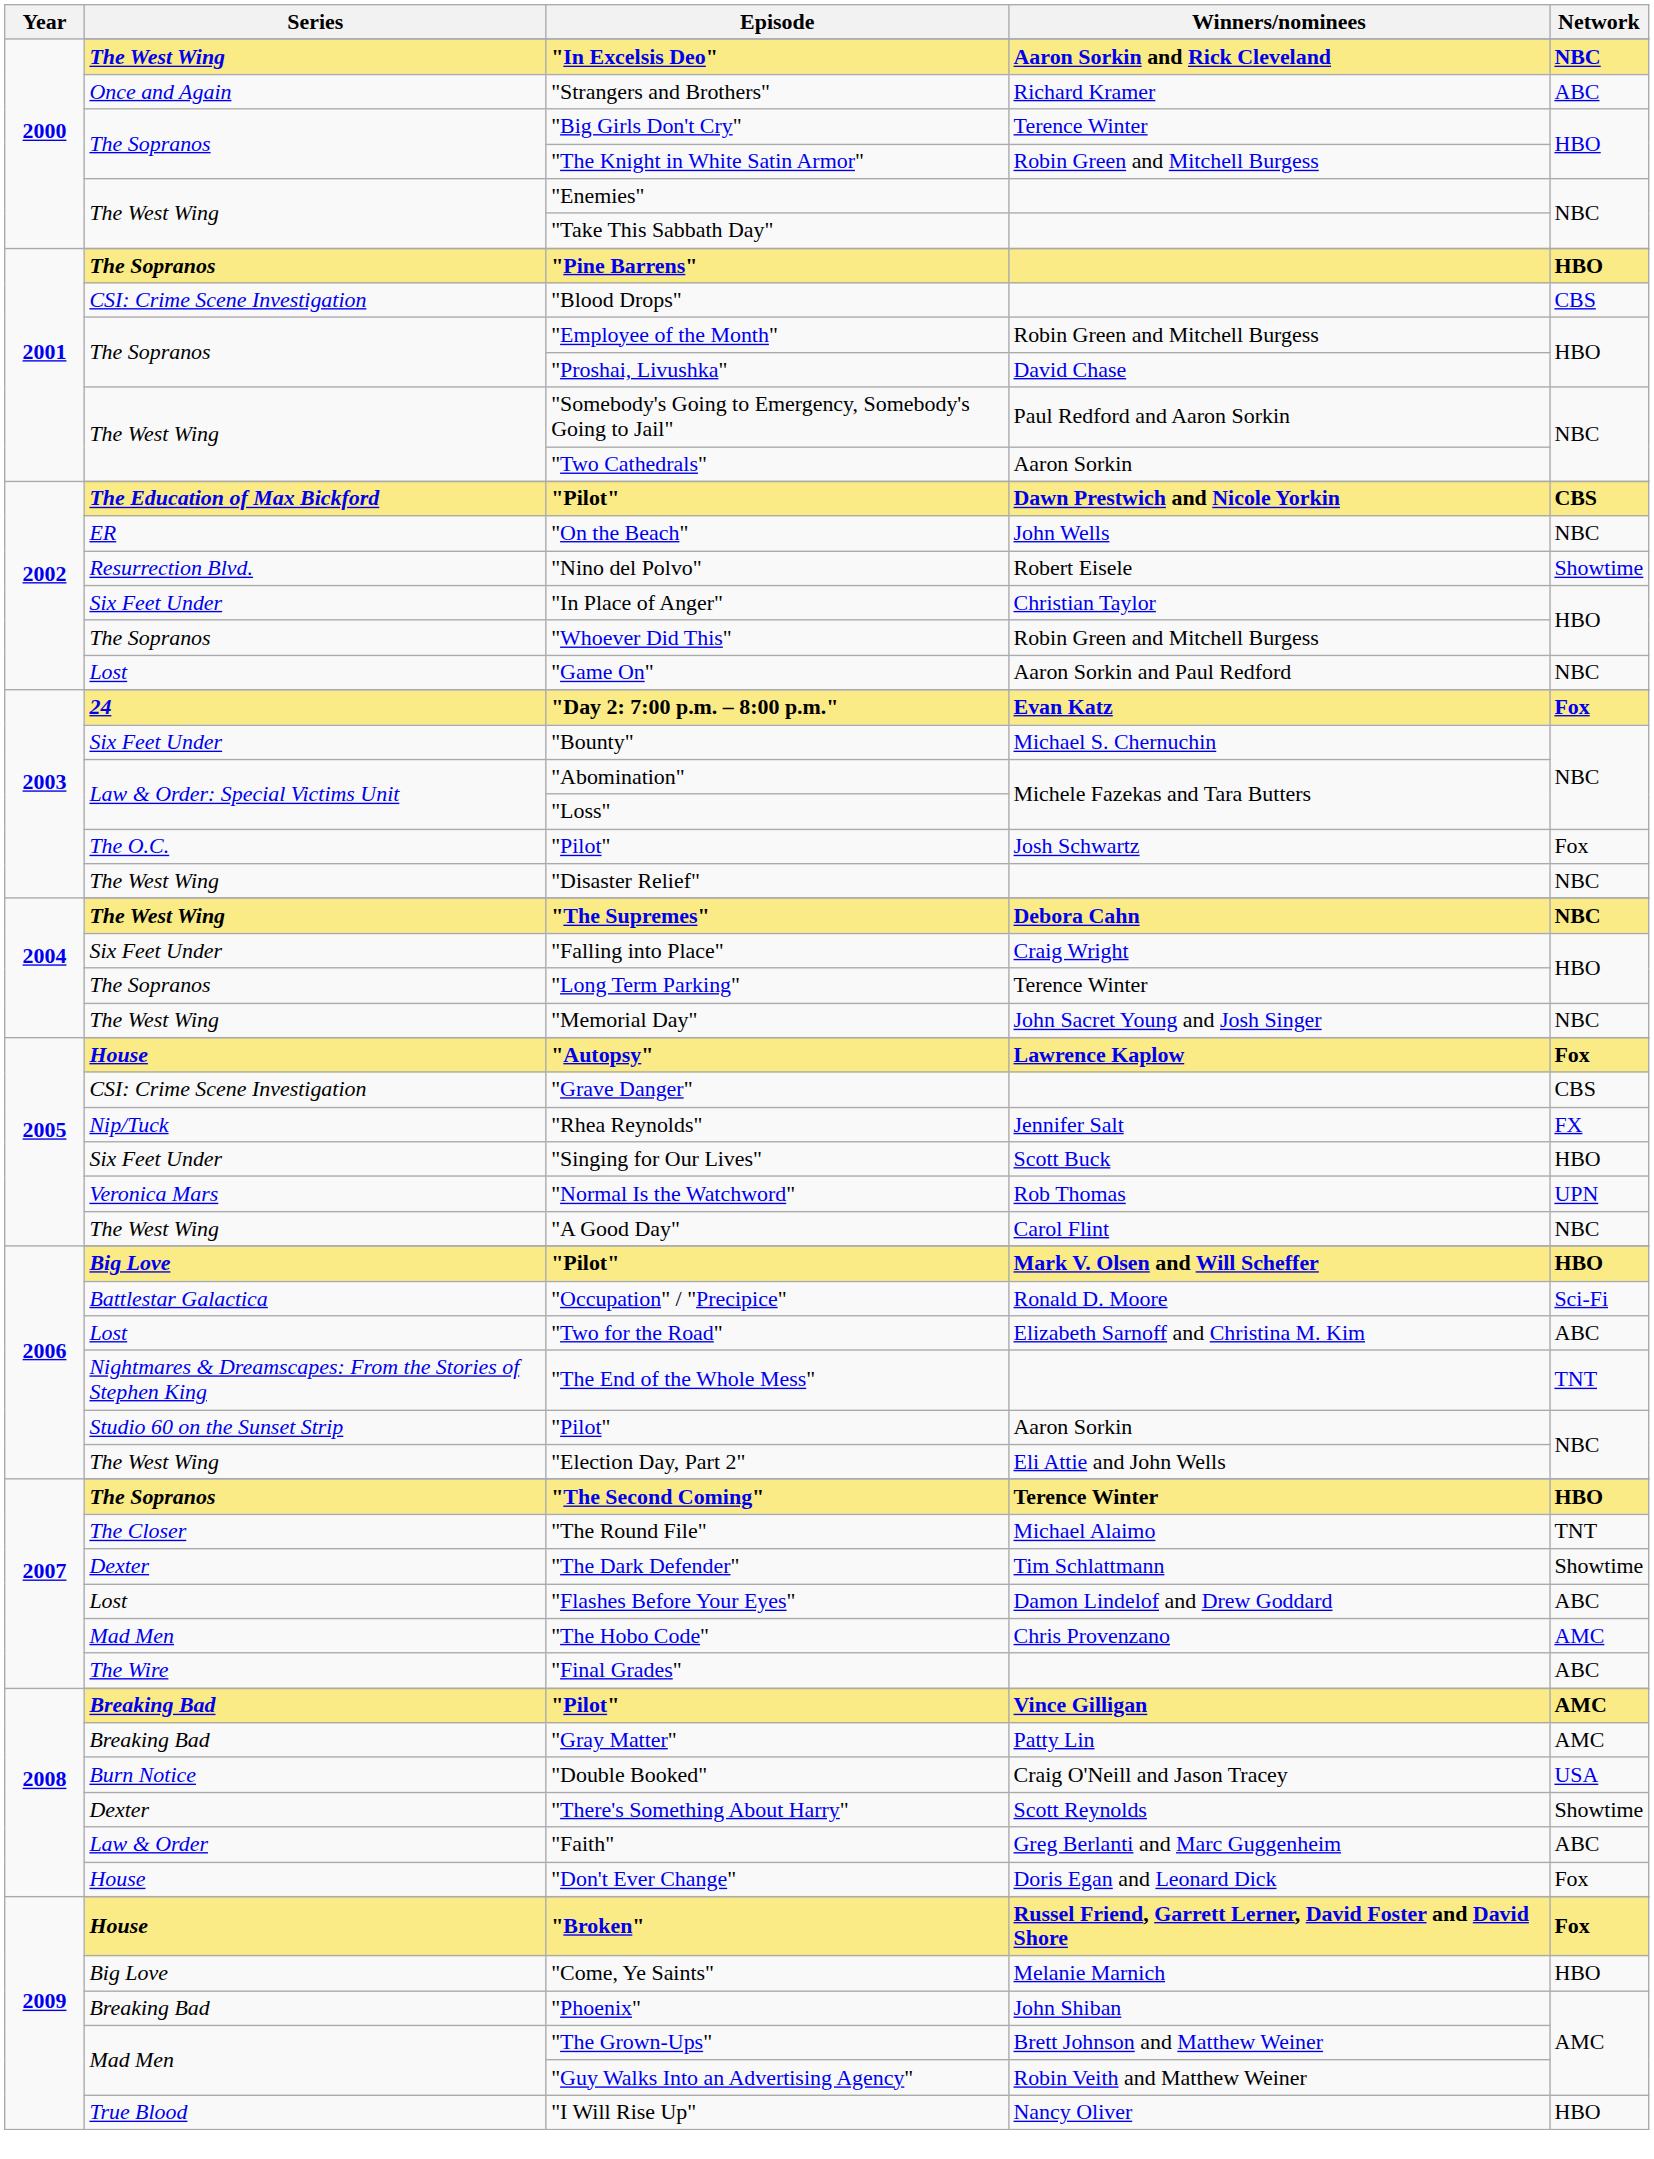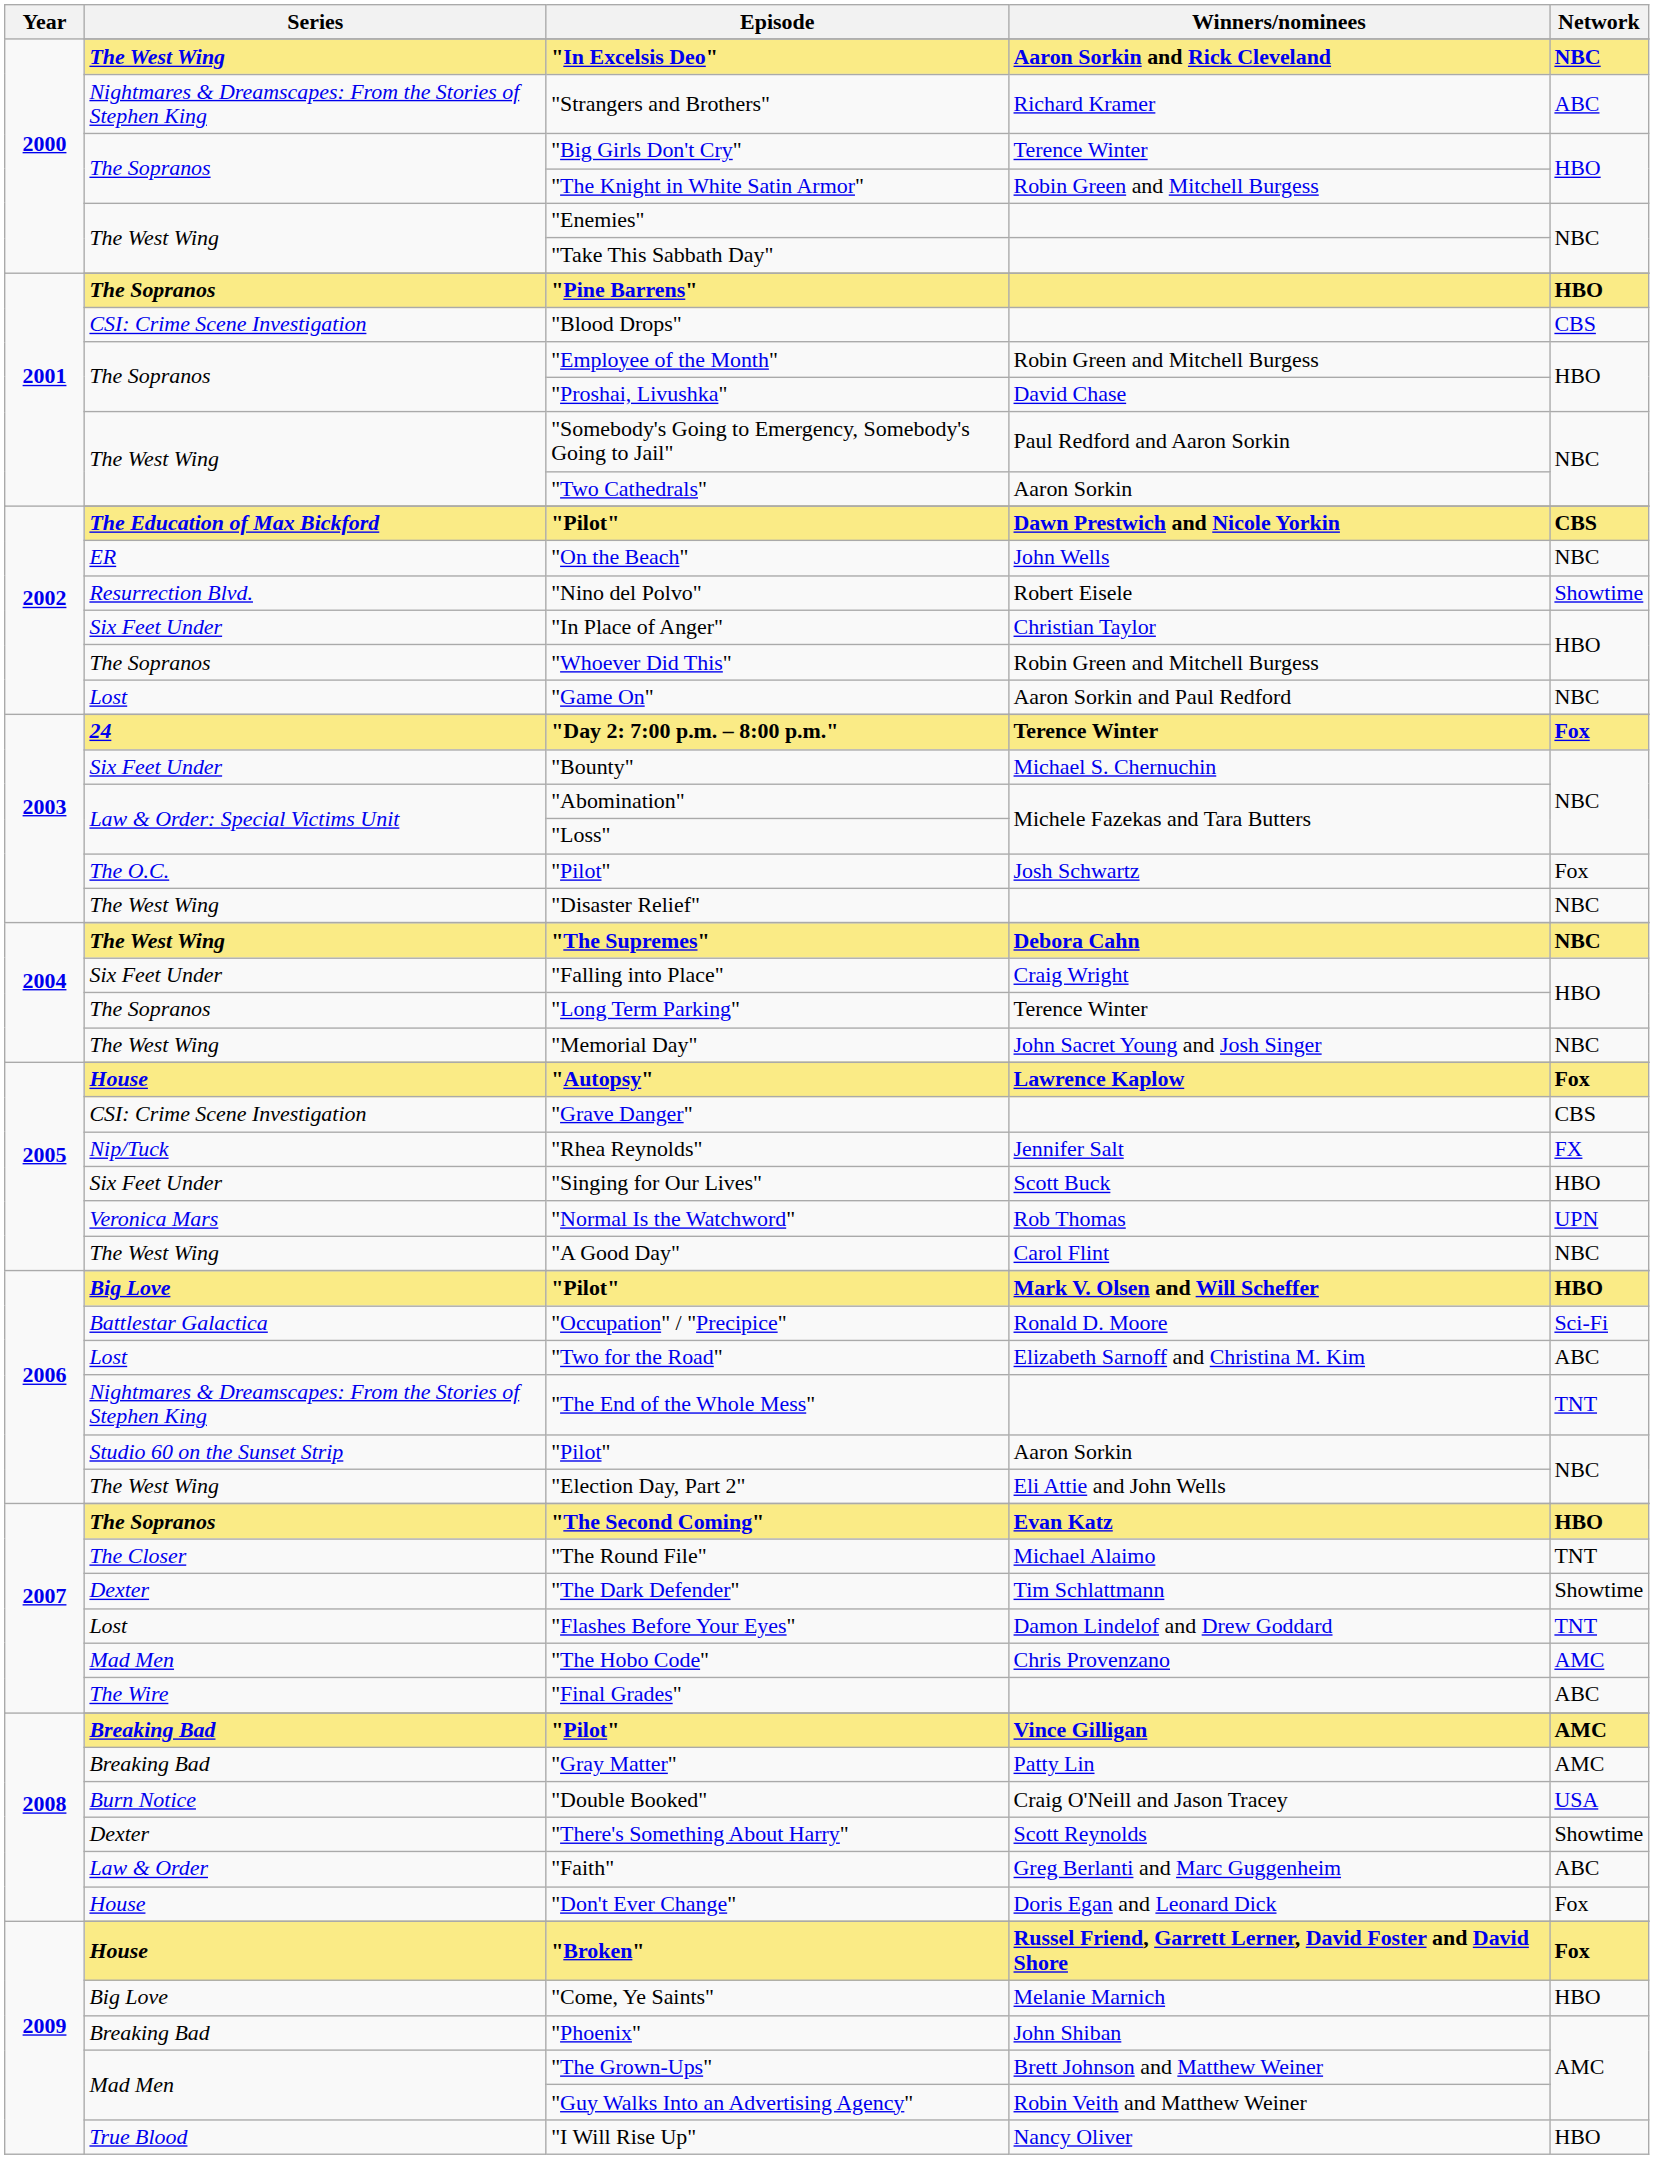(160, 91) Once and Again -> (304, 103) Nightmares & Dreamscapes: From the Stories of Stephen King
(1063, 707) Evan Katz -> (1086, 731) Terence Winter
(1086, 1496) Terence Winter -> (1063, 1521) Evan Katz
(1577, 1600) ABC -> (1576, 1625) TNT
